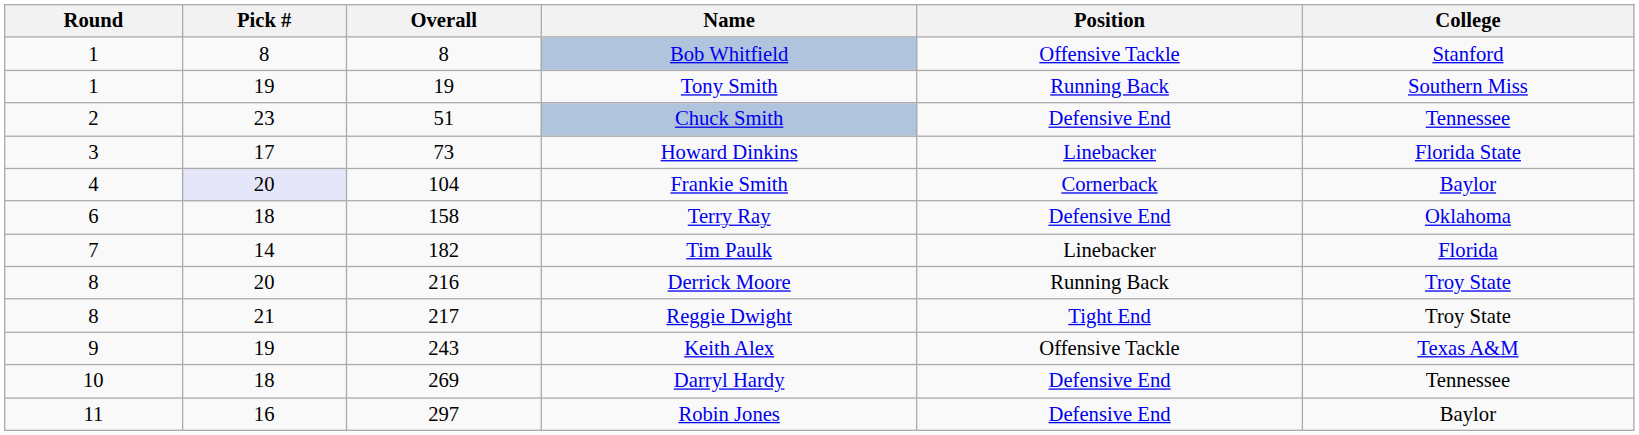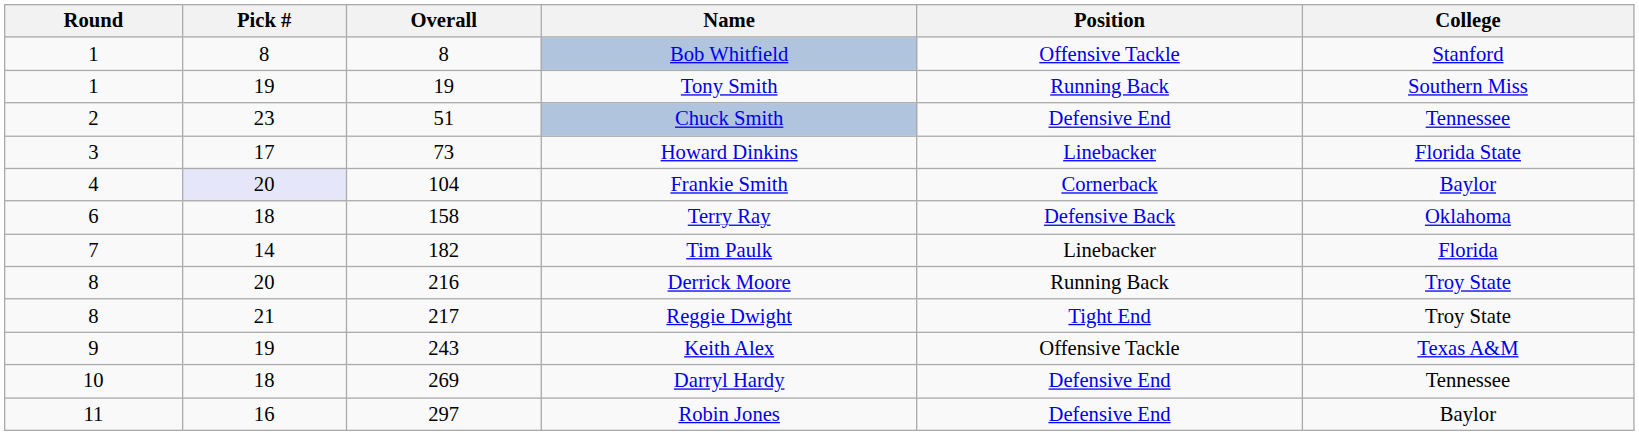(1110, 217) Defensive End -> (1110, 217) Defensive Back
